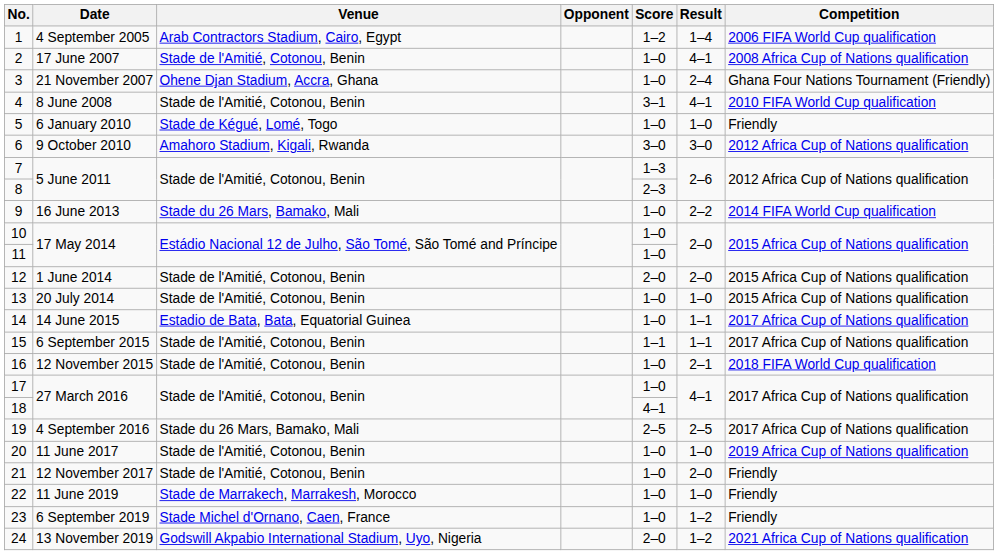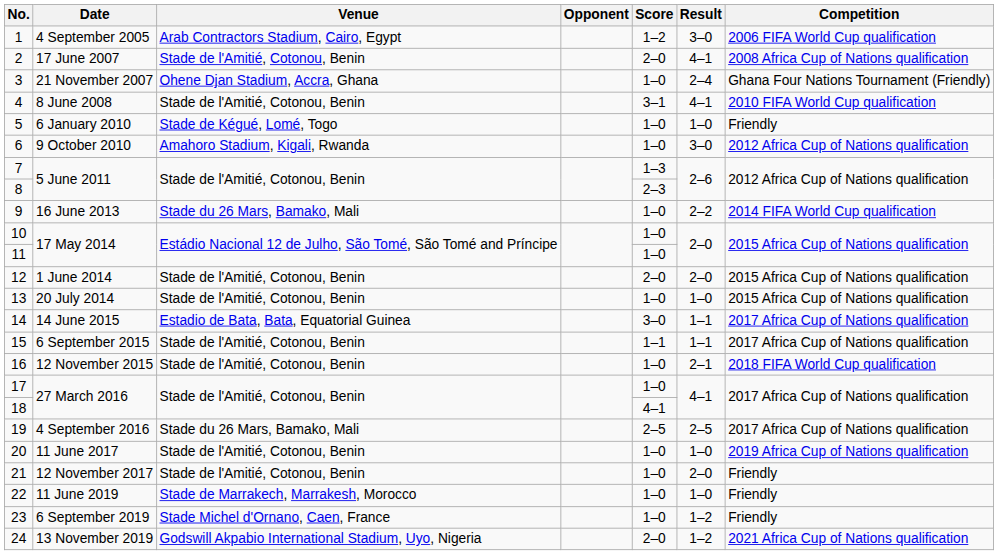(701, 37) 1–4 -> (701, 37) 3–0
(654, 59) 1–0 -> (654, 59) 2–0
(654, 146) 3–0 -> (654, 146) 1–0
(654, 320) 1–0 -> (654, 320) 3–0
